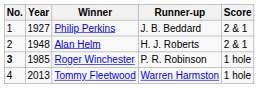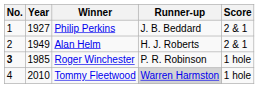(39, 44) 1948 -> (39, 44) 1949
(39, 76) 2013 -> (39, 76) 2010
(180, 76) no background -> (180, 76) lightgrey background
